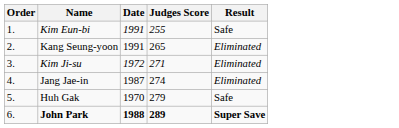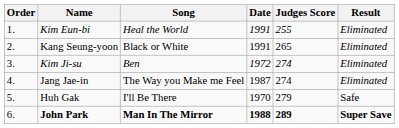+ column: (184, 13)
(223, 30) Safe -> (364, 30) Eliminated
(157, 64) 271 -> (284, 64) 274
